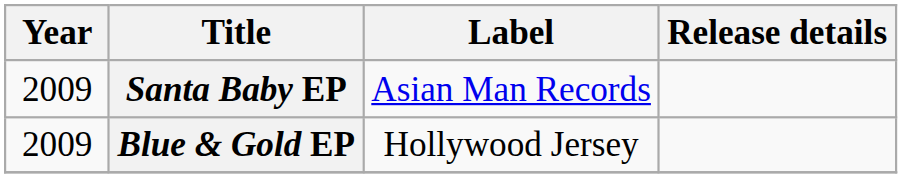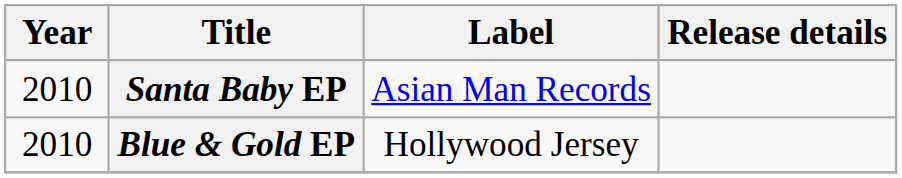(57, 88) 2009 -> (57, 88) 2010
(57, 144) 2009 -> (57, 144) 2010
